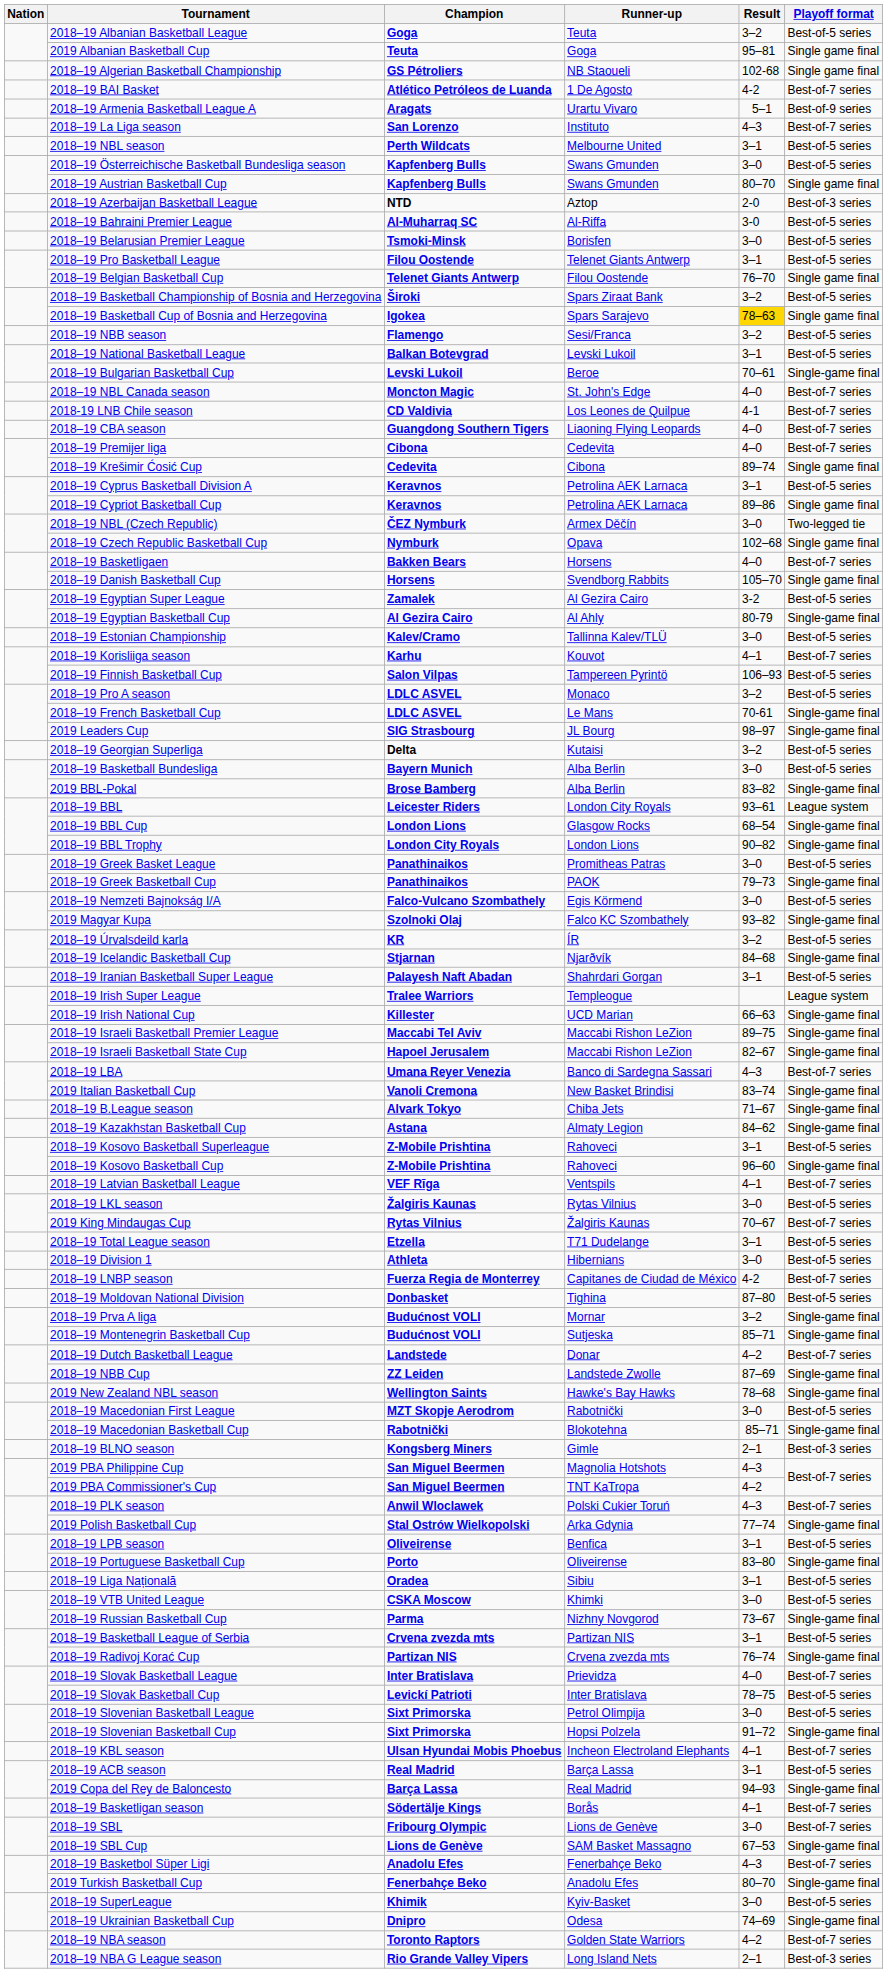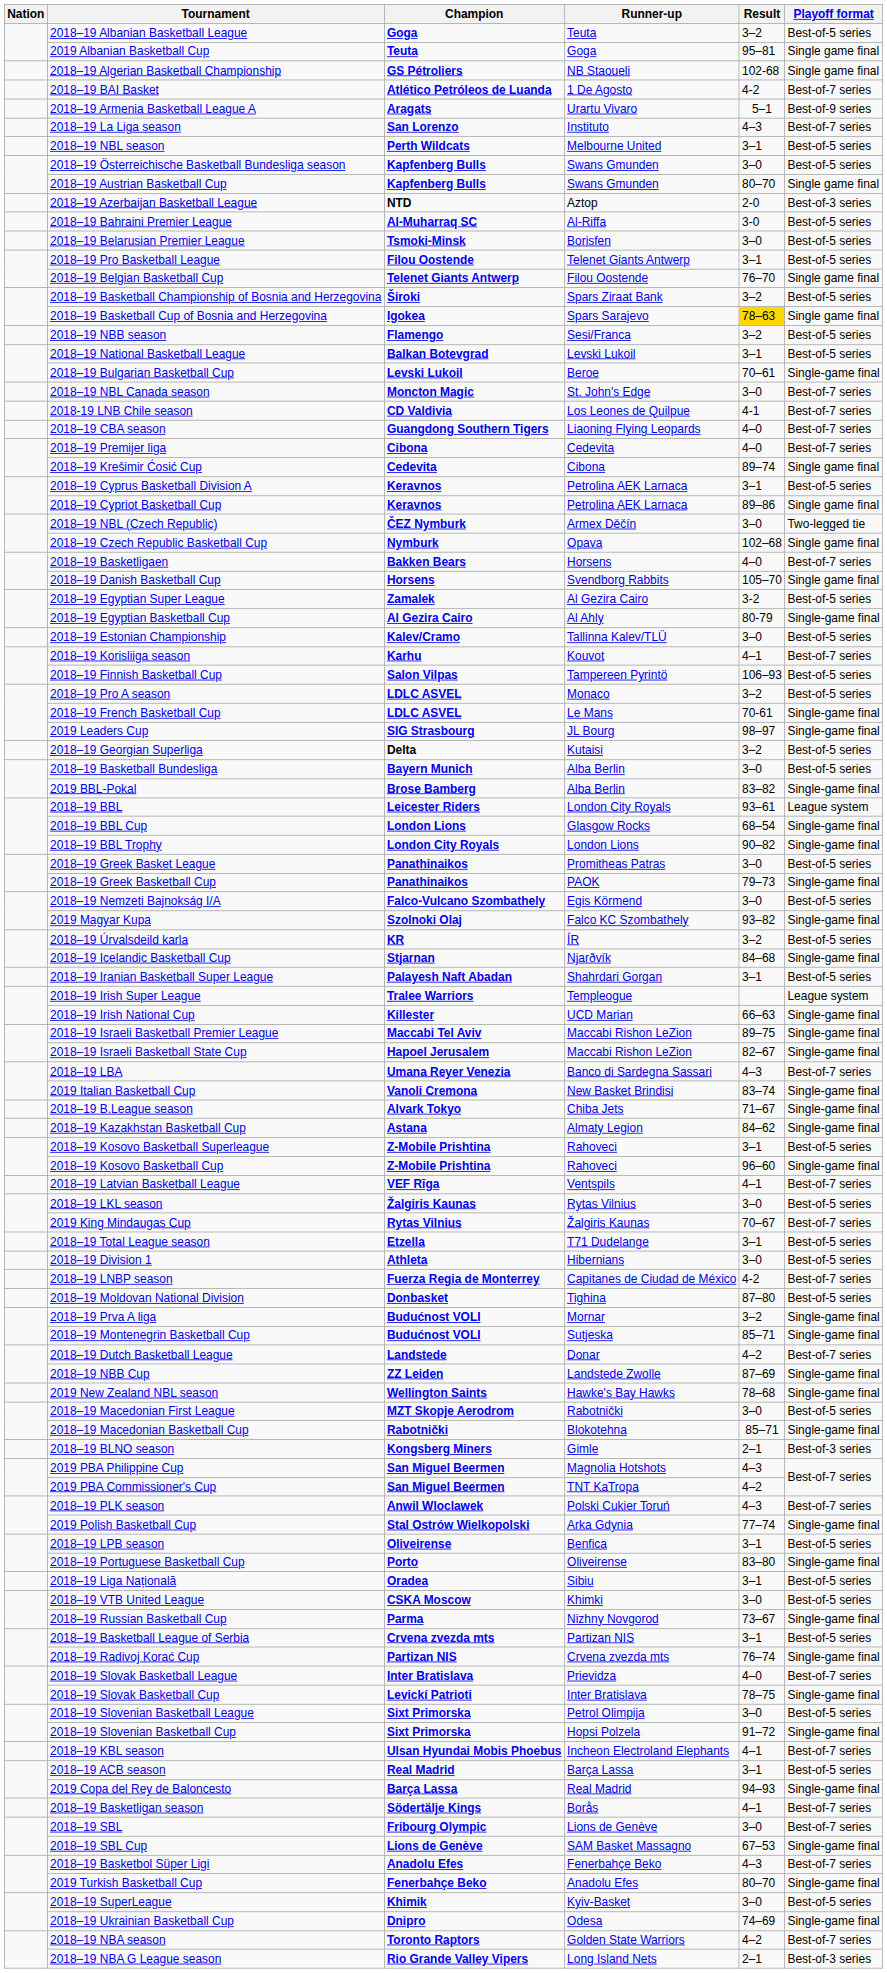(752, 392) 4–0 -> (752, 392) 3–0
(829, 1695) Best-of-5 series -> (834, 1695) Single-game final
